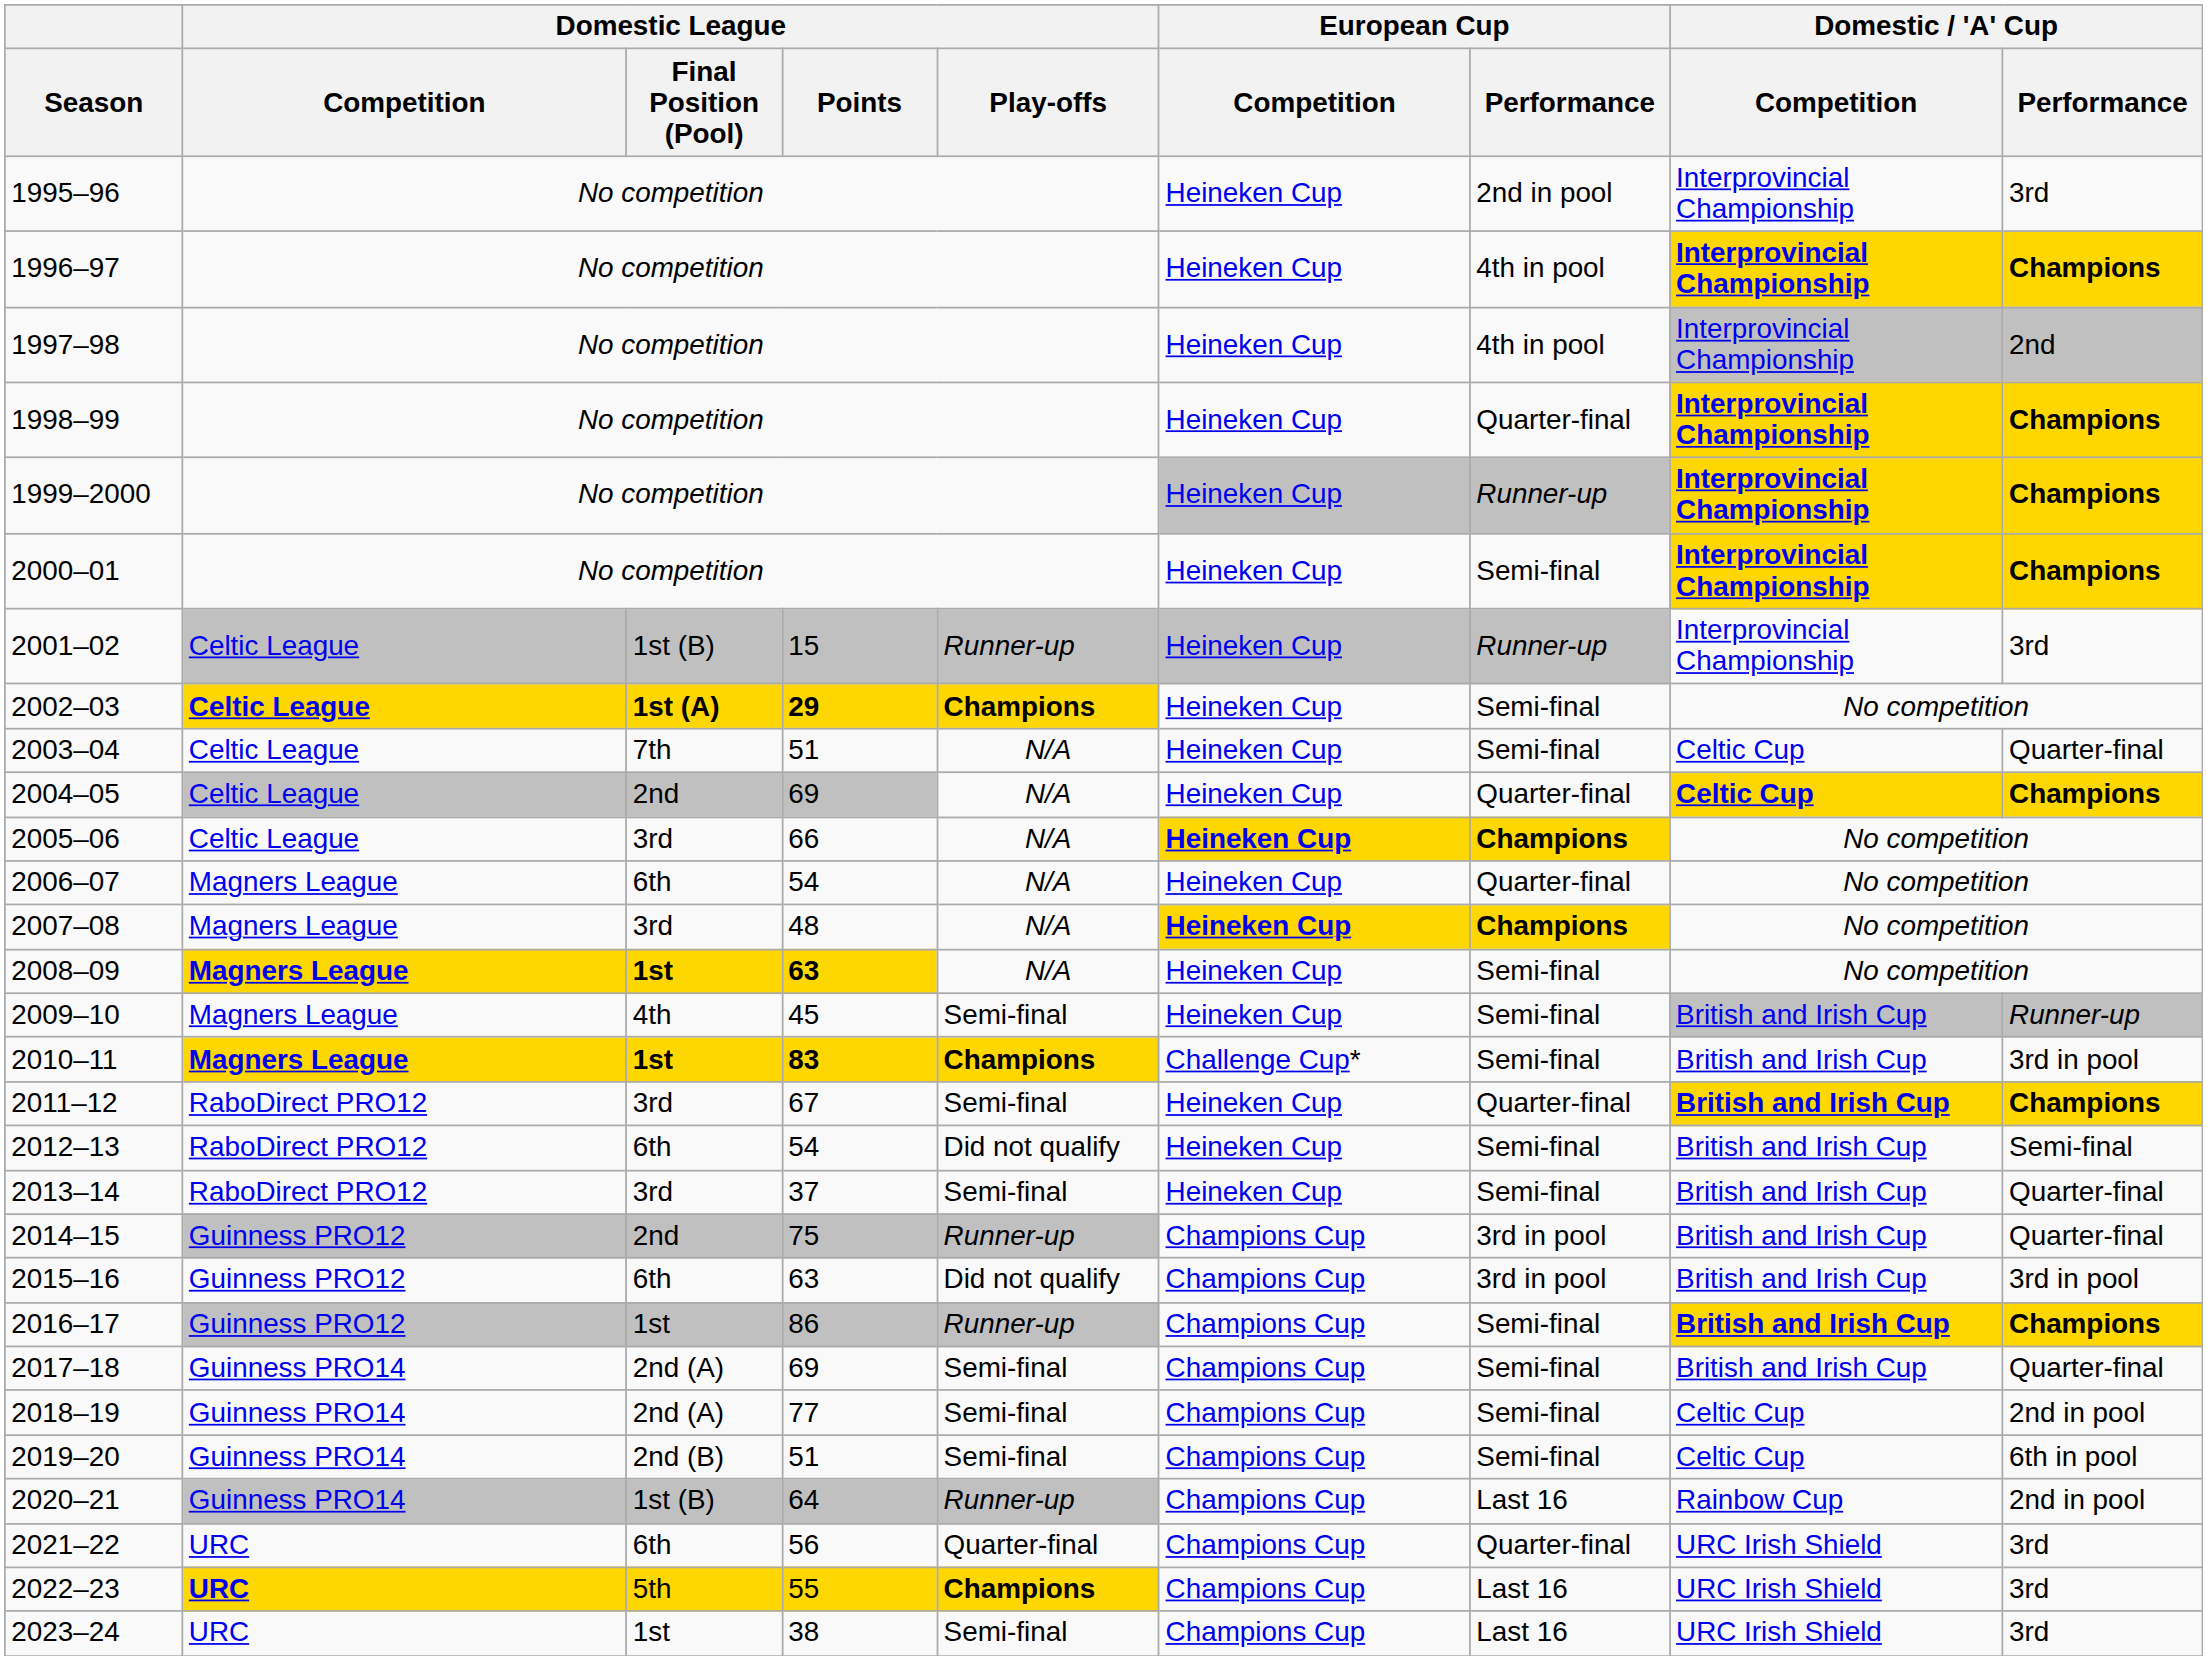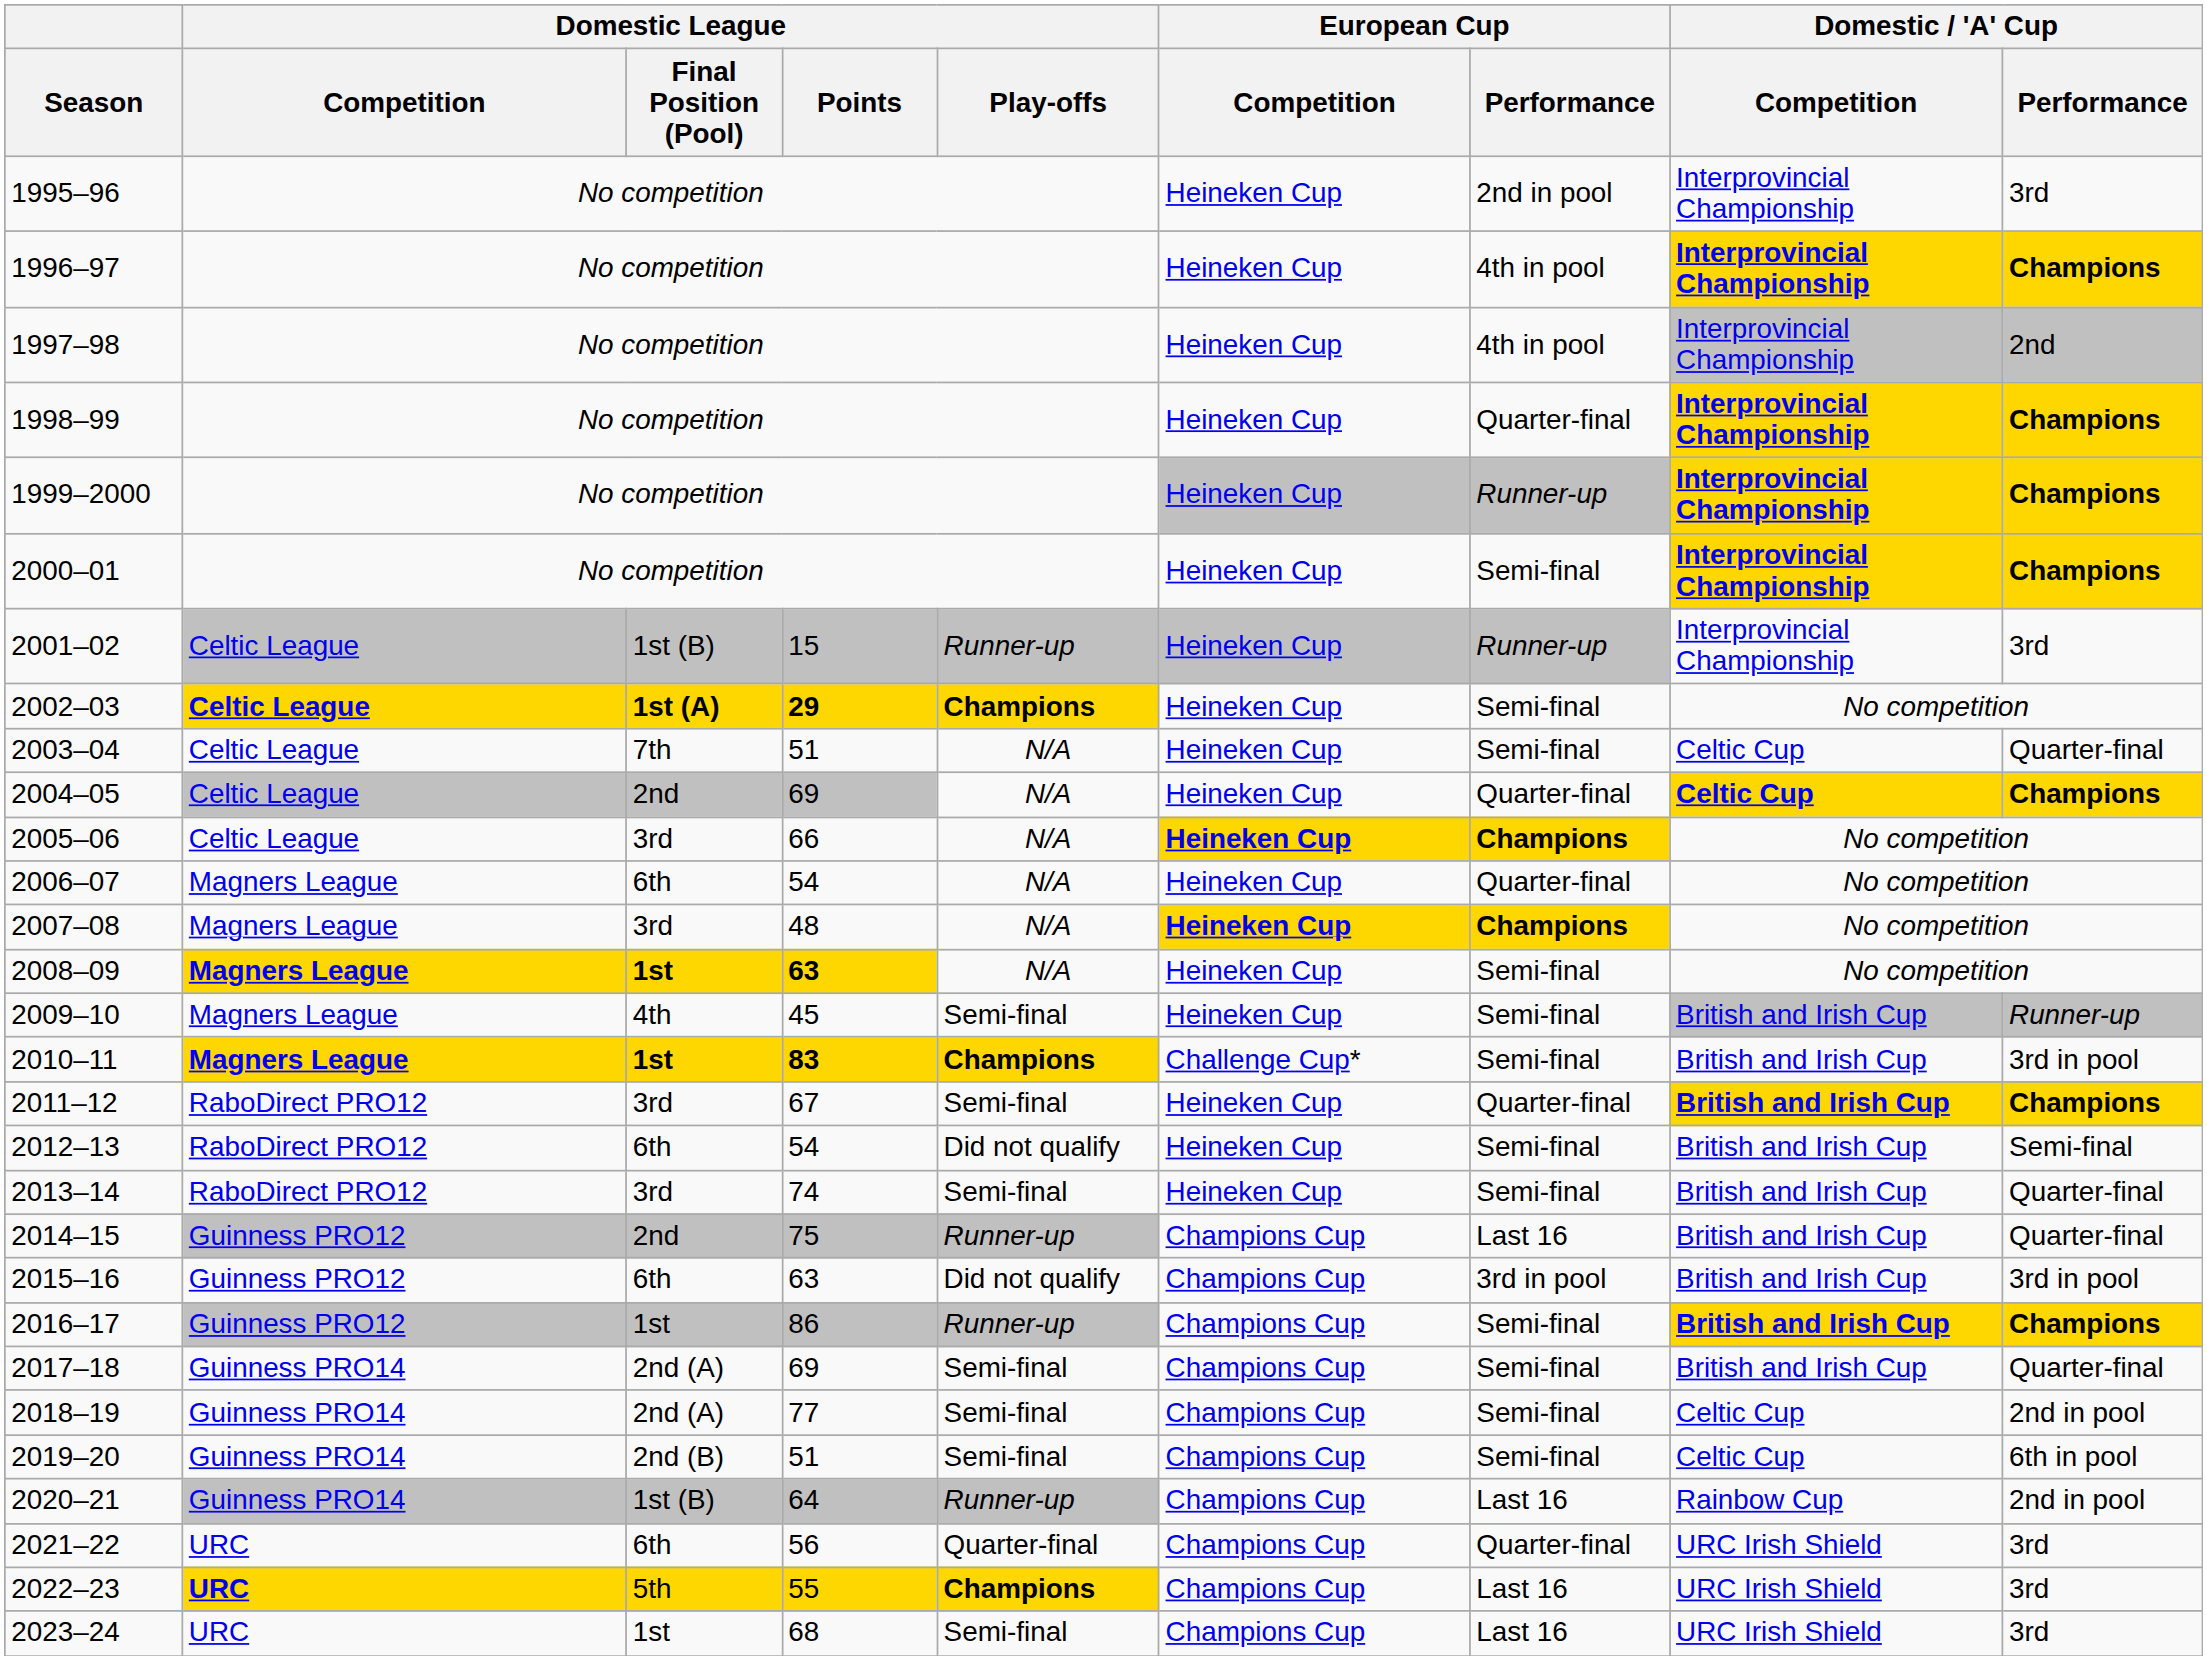(804, 1191) 37 -> (804, 1191) 74
(1541, 1235) 3rd in pool -> (1522, 1235) Last 16
(804, 1633) 38 -> (804, 1633) 68
